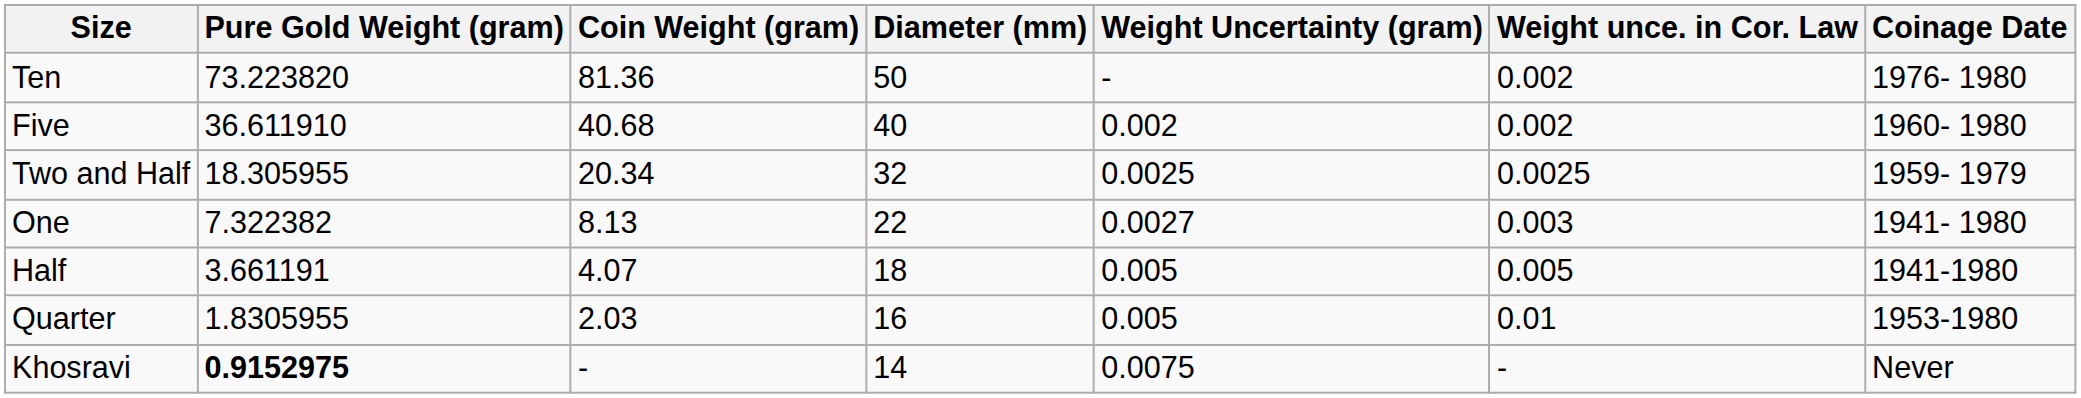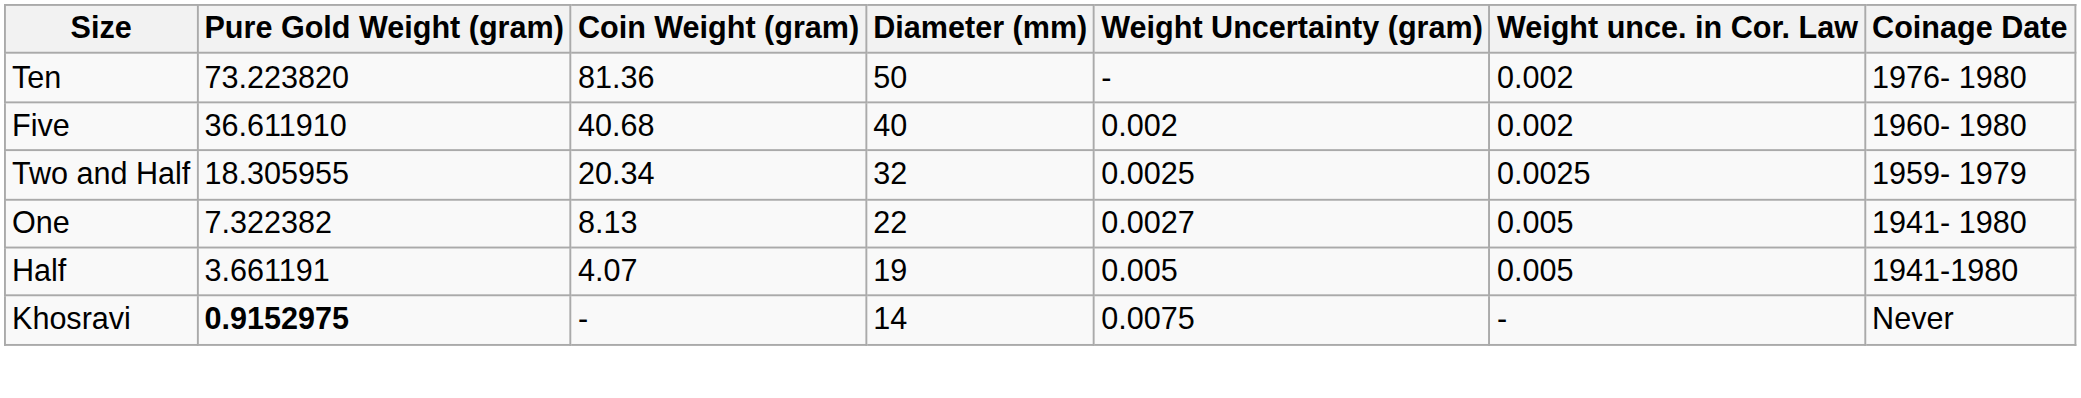(1535, 222) 0.003 -> (1535, 222) 0.005
(890, 271) 18 -> (890, 271) 19
- row: (64, 319)
